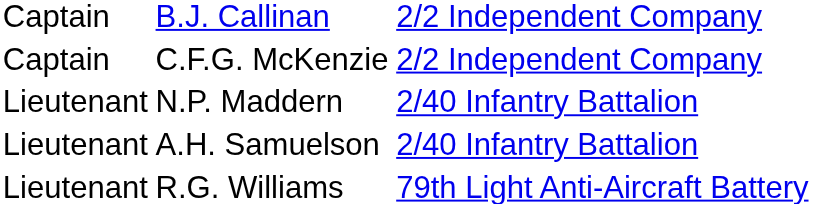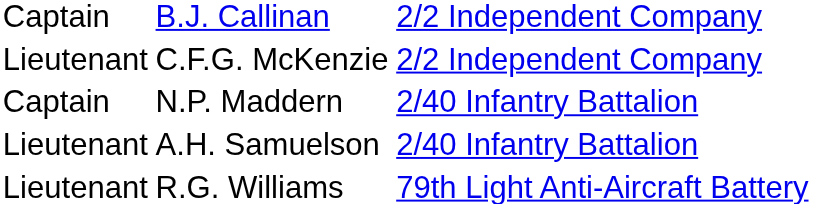(56, 59) Captain -> (75, 59) Lieutenant
(75, 102) Lieutenant -> (56, 102) Captain
